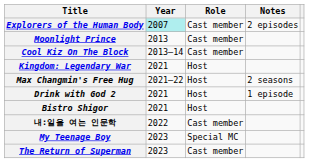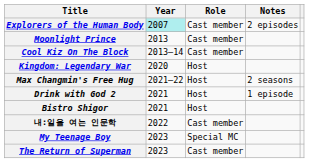(158, 66) 2021 -> (158, 66) 2020
